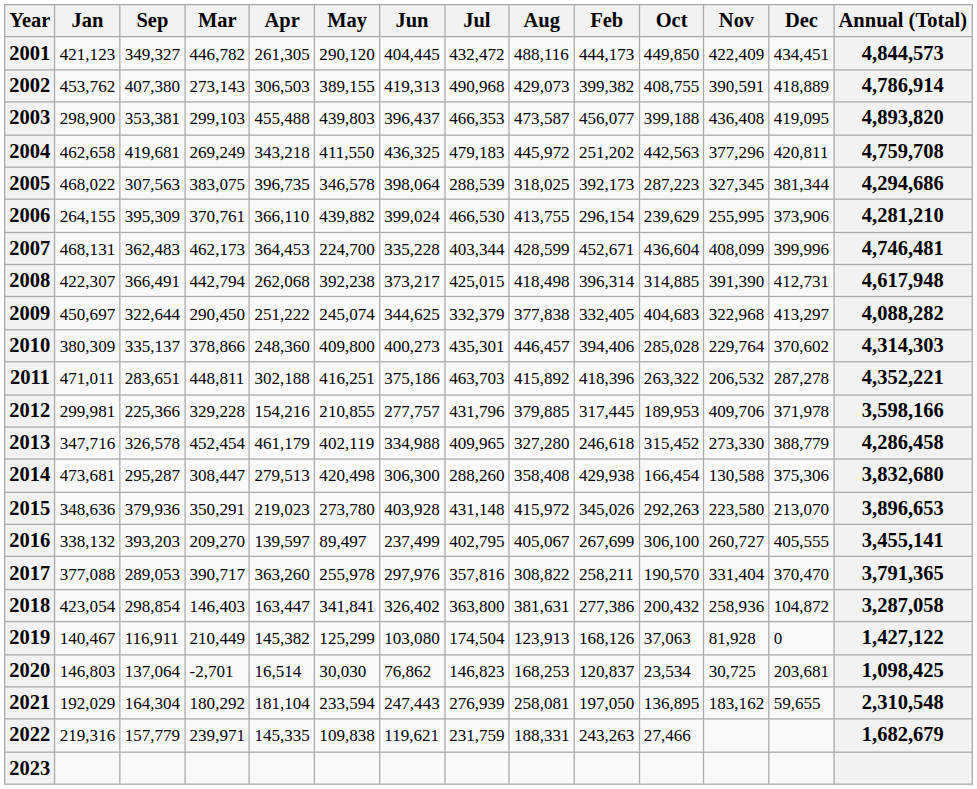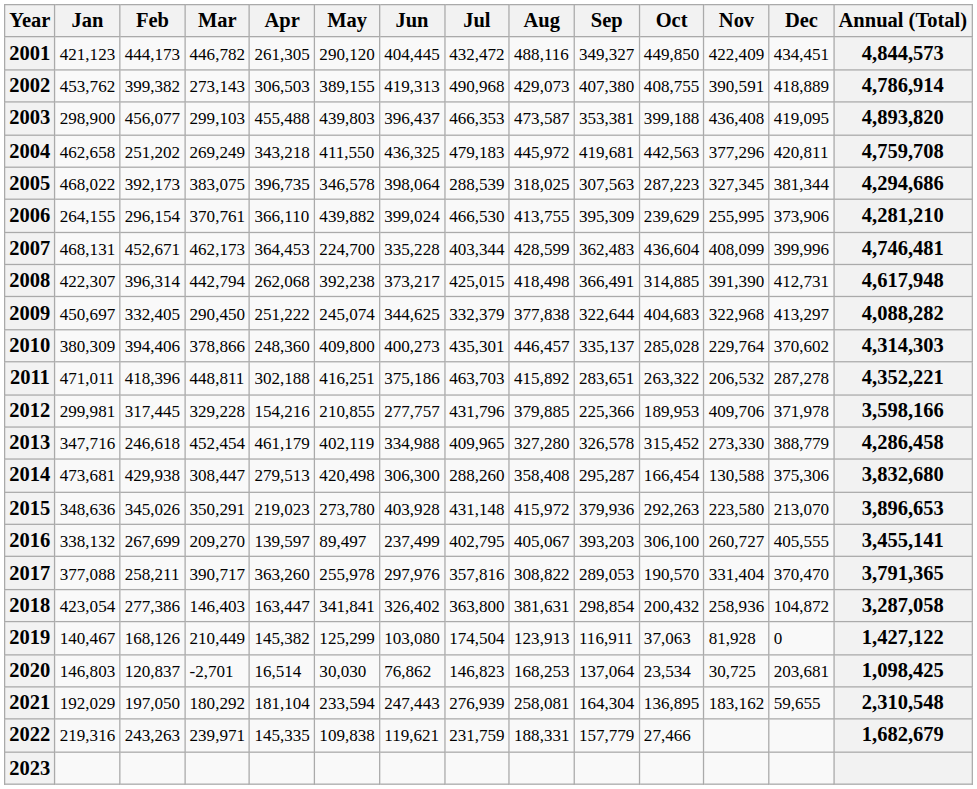columns swapped: (607, 20) <-> (152, 20)
